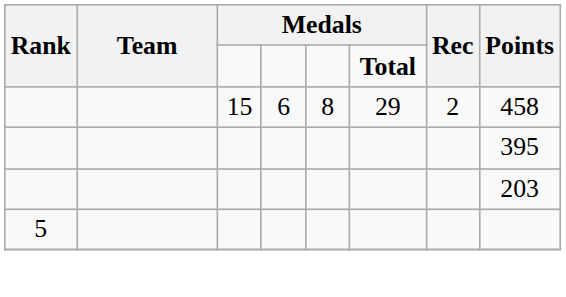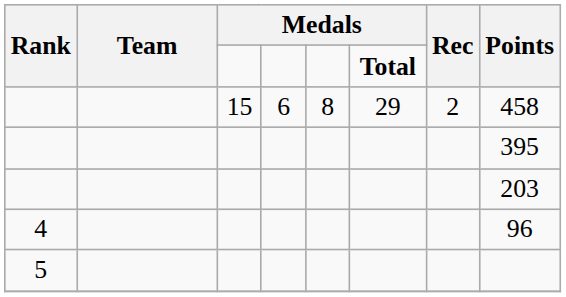+ row: (41, 229)
